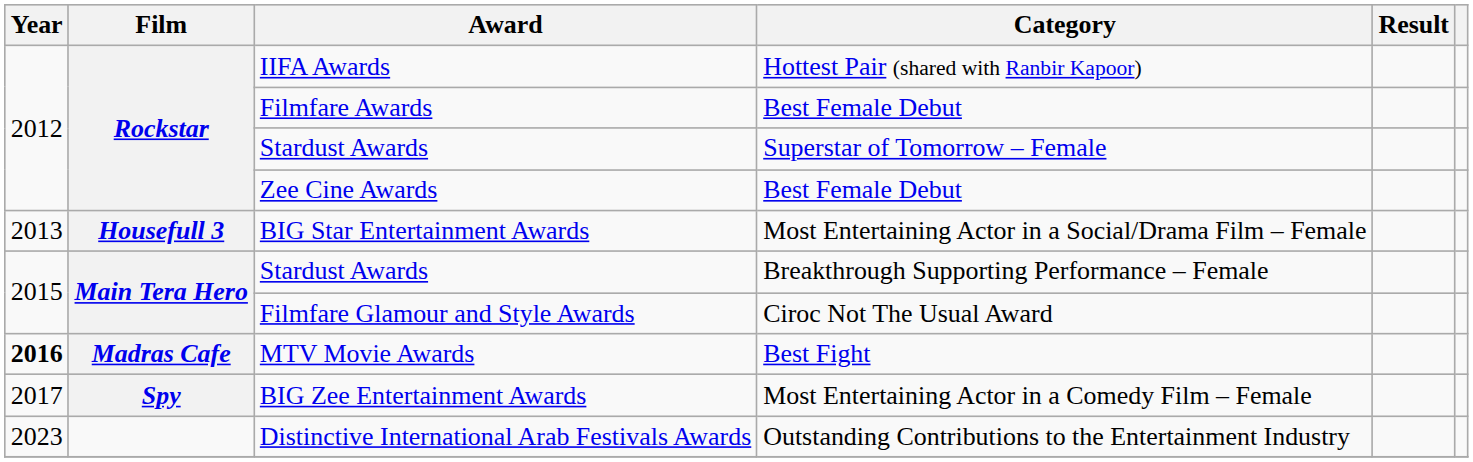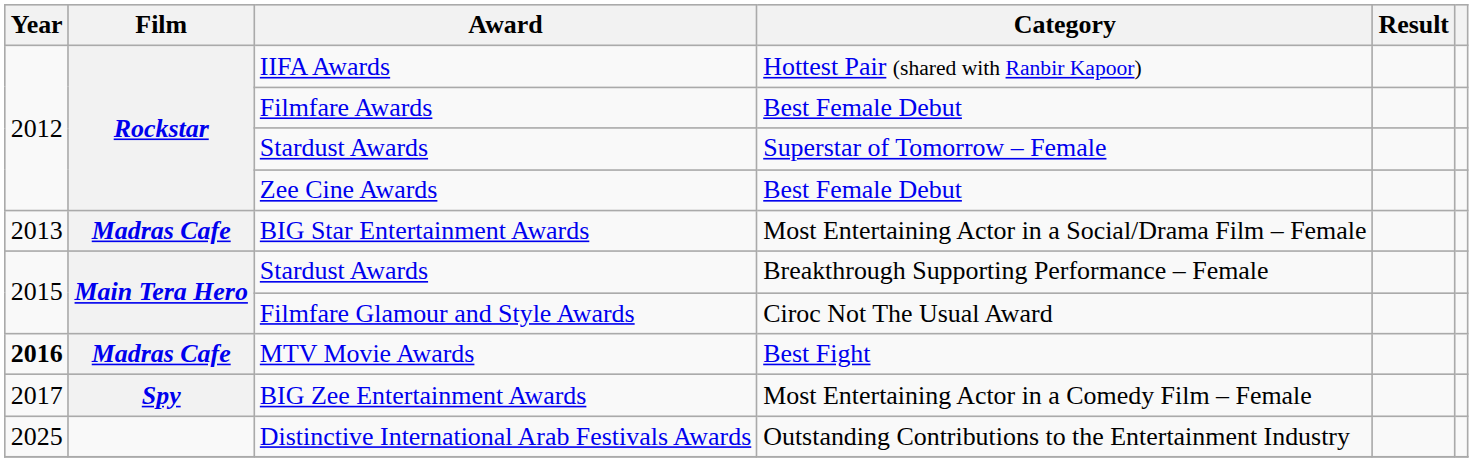(161, 230) Housefull 3 -> (161, 230) Madras Cafe
(37, 436) 2023 -> (37, 436) 2025
